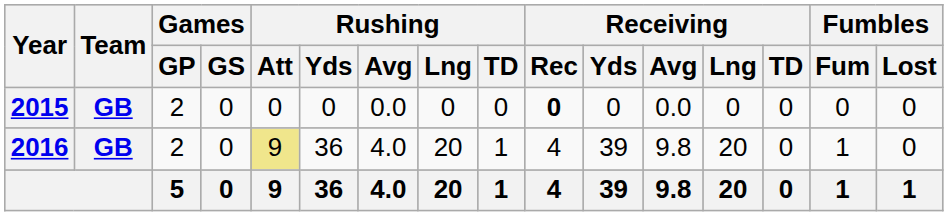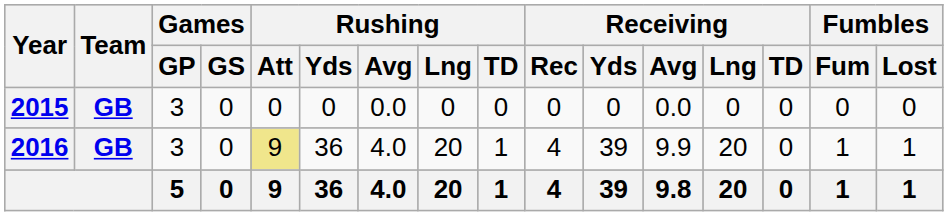(177, 107) 2 -> (177, 107) 3
(554, 107) bold -> (554, 107) normal
(177, 148) 2 -> (177, 148) 3
(673, 148) 9.8 -> (673, 148) 9.9
(909, 148) 0 -> (909, 148) 1
